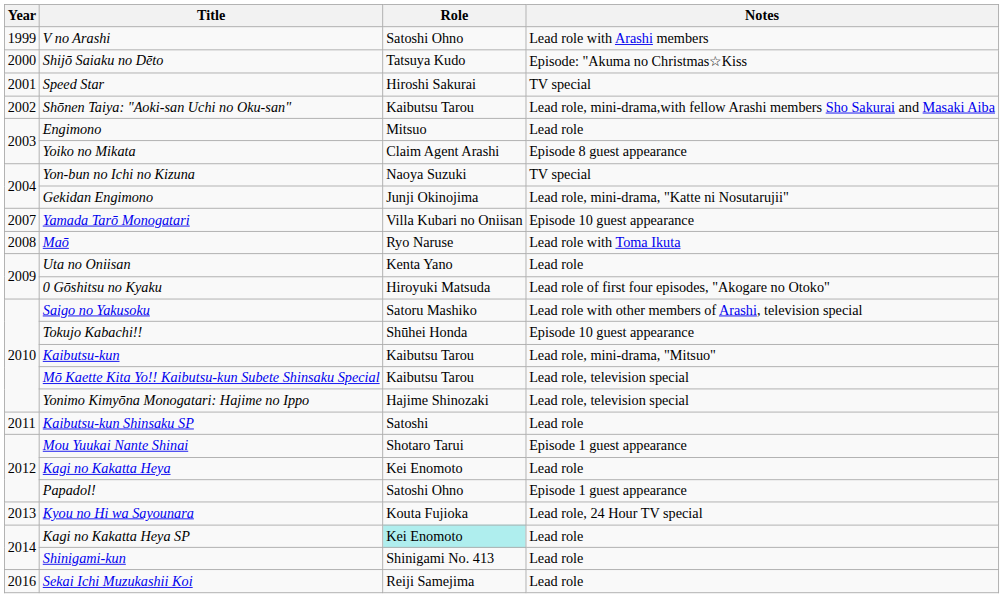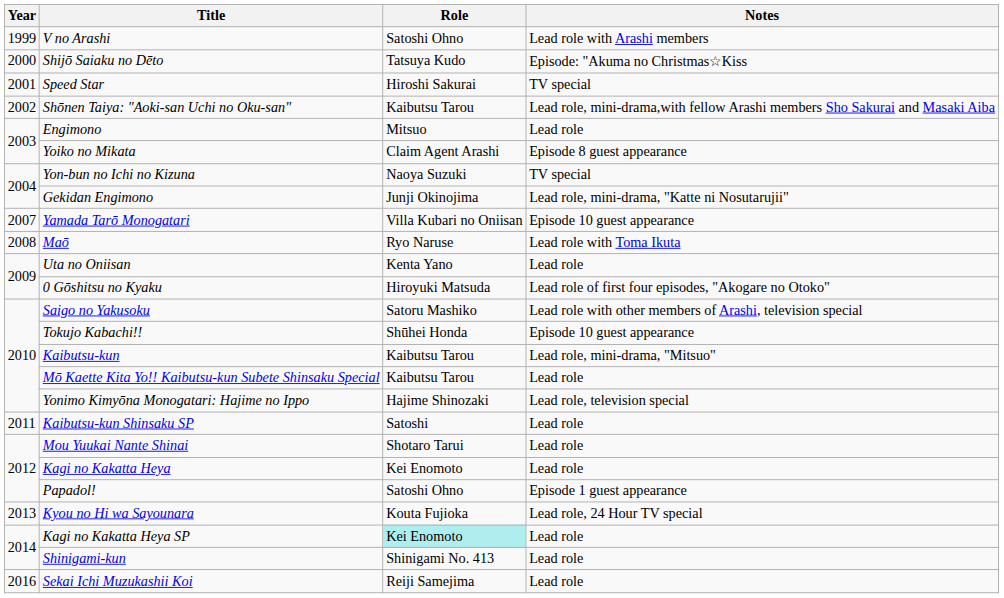(609, 378) Lead role, television special -> (556, 378) Lead role
(608, 445) Episode 1 guest appearance -> (556, 445) Lead role
